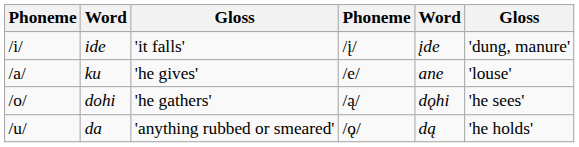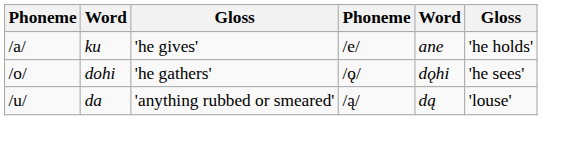- row: (95, 45)
(490, 73) 'louse' -> (501, 45) 'he holds'
(351, 100) /ą/ -> (352, 73) /ǫ/
(352, 127) /ǫ/ -> (351, 100) /ą/
(501, 127) 'he holds' -> (490, 100) 'louse'
